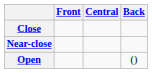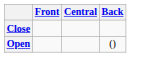- row: (29, 44)
